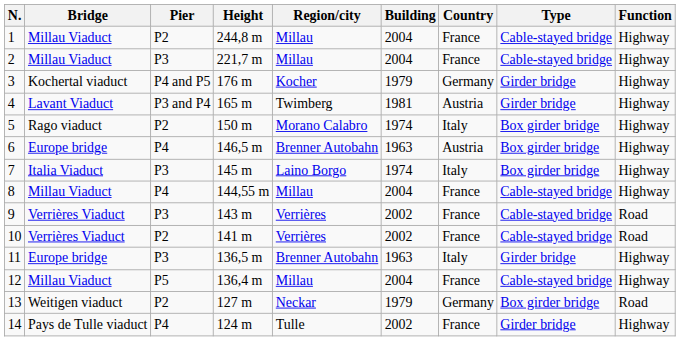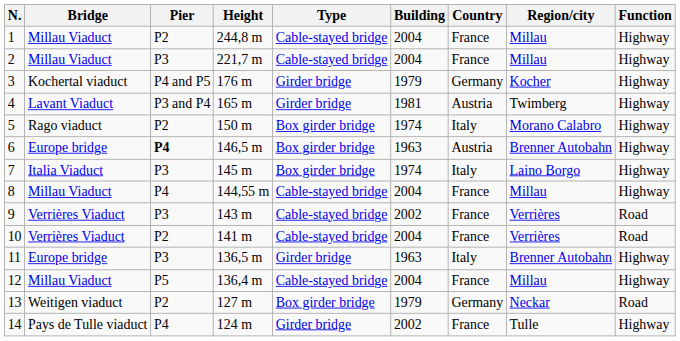columns swapped: (556, 15) <-> (327, 15)
(161, 147) normal -> (162, 147) bold
(399, 236) 2002 -> (408, 236) 2004
